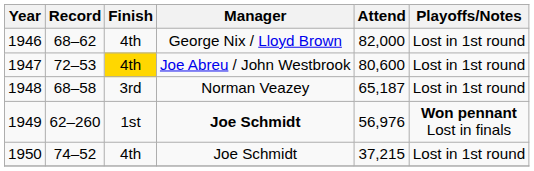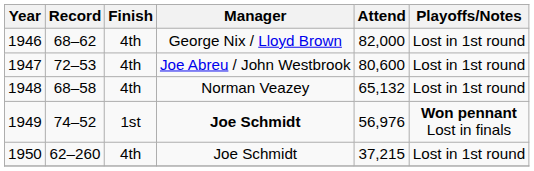(131, 64) gold background -> (131, 64) no background
(131, 88) 3rd -> (131, 88) 4th
(382, 88) 65,187 -> (382, 88) 65,132
(75, 121) 62–260 -> (75, 121) 74–52
(75, 154) 74–52 -> (75, 154) 62–260
